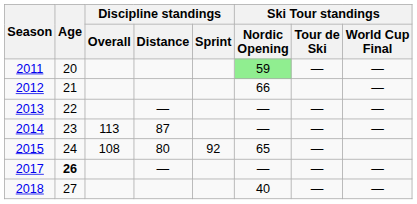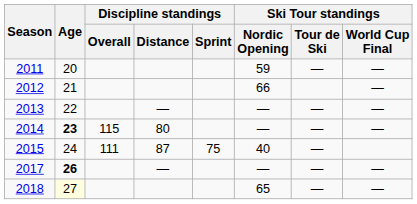(263, 68) lightgreen background -> (263, 68) no background
(70, 128) normal -> (70, 128) bold
(109, 128) 113 -> (109, 128) 115
(163, 128) 87 -> (163, 128) 80
(109, 149) 108 -> (109, 149) 111
(163, 149) 80 -> (163, 149) 87
(213, 149) 92 -> (213, 149) 75
(263, 149) 65 -> (263, 149) 40
(70, 189) no background -> (70, 189) lightyellow background
(263, 189) 40 -> (263, 189) 65
